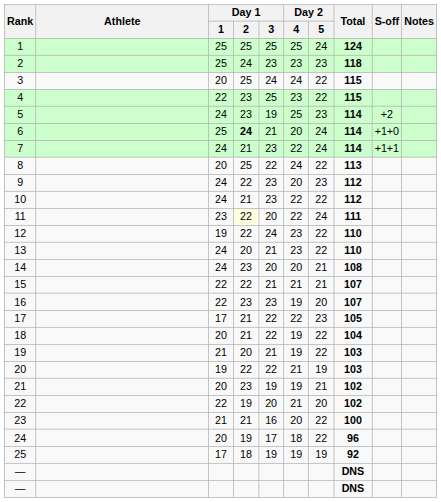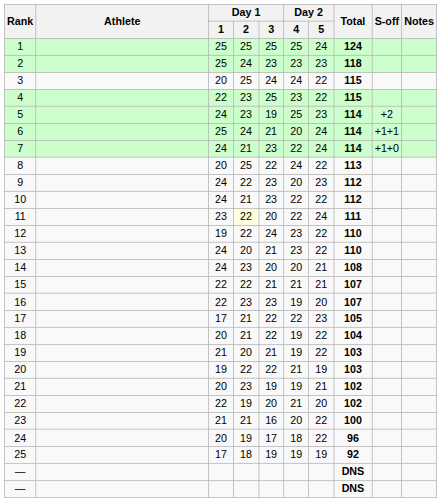(246, 132) bold -> (246, 132) normal
(387, 132) +1+0 -> (387, 132) +1+1
(387, 149) +1+1 -> (387, 149) +1+0
